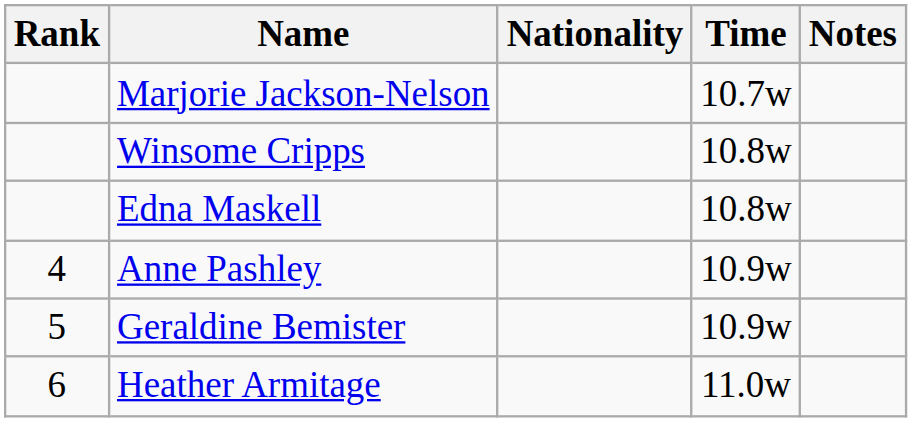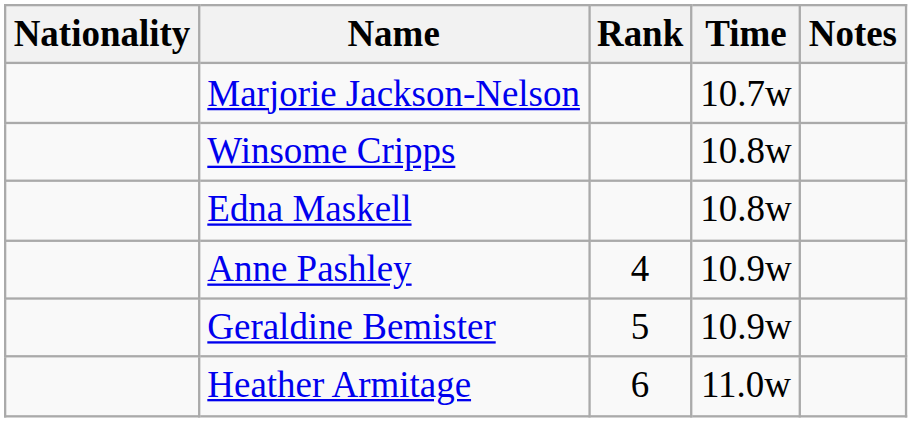columns swapped: (57, 33) <-> (595, 33)
